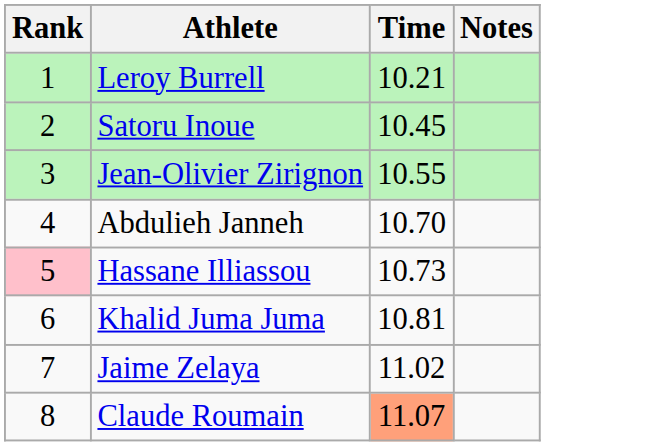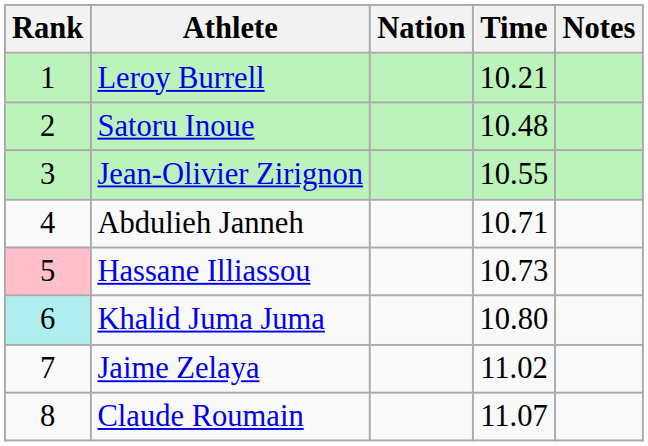+ column: (421, 28)
(412, 125) 10.45 -> (514, 125) 10.48
(412, 222) 10.70 -> (514, 222) 10.71
(48, 319) no background -> (48, 319) paleturquoise background
(412, 319) 10.81 -> (514, 319) 10.80
(412, 416) lightsalmon background -> (514, 416) no background
